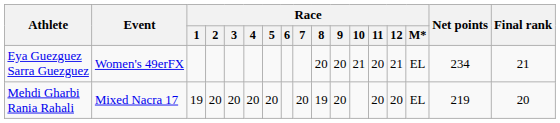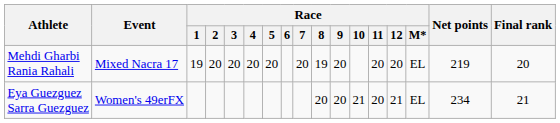rows swapped: (48, 64) <-> (44, 100)
